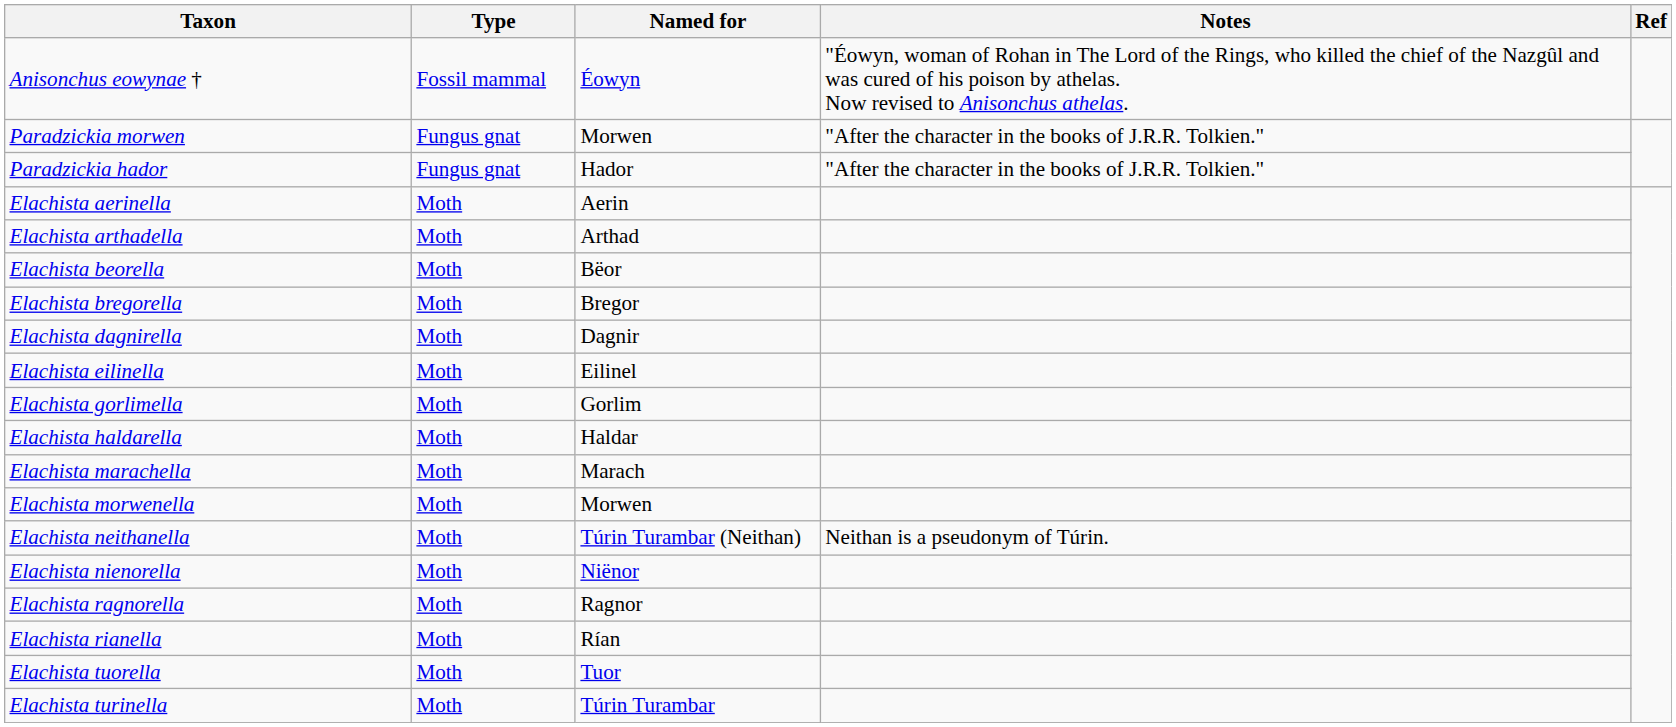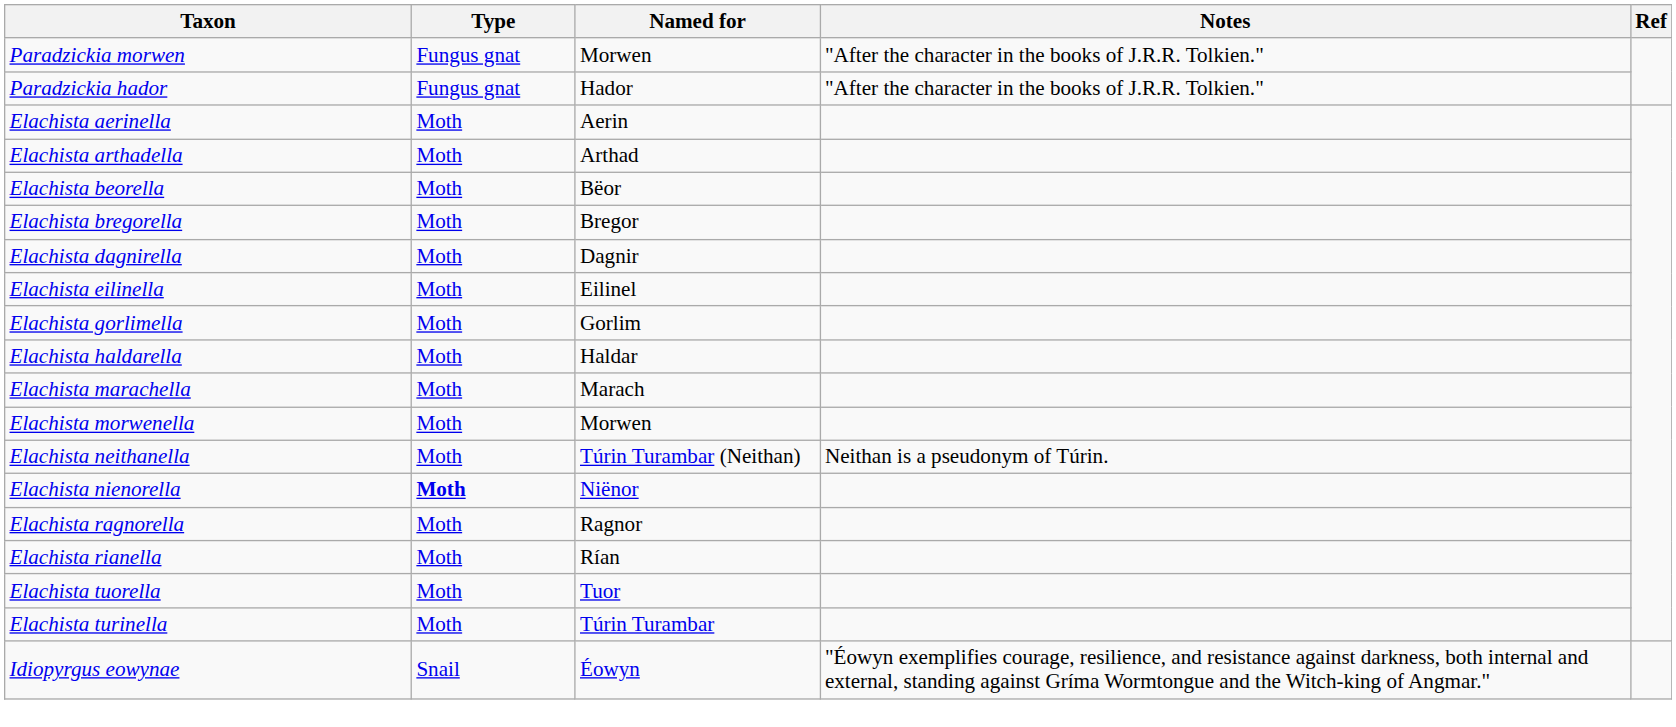- row: (106, 78)
(439, 571) normal -> (441, 490) bold
+ row: (94, 669)
